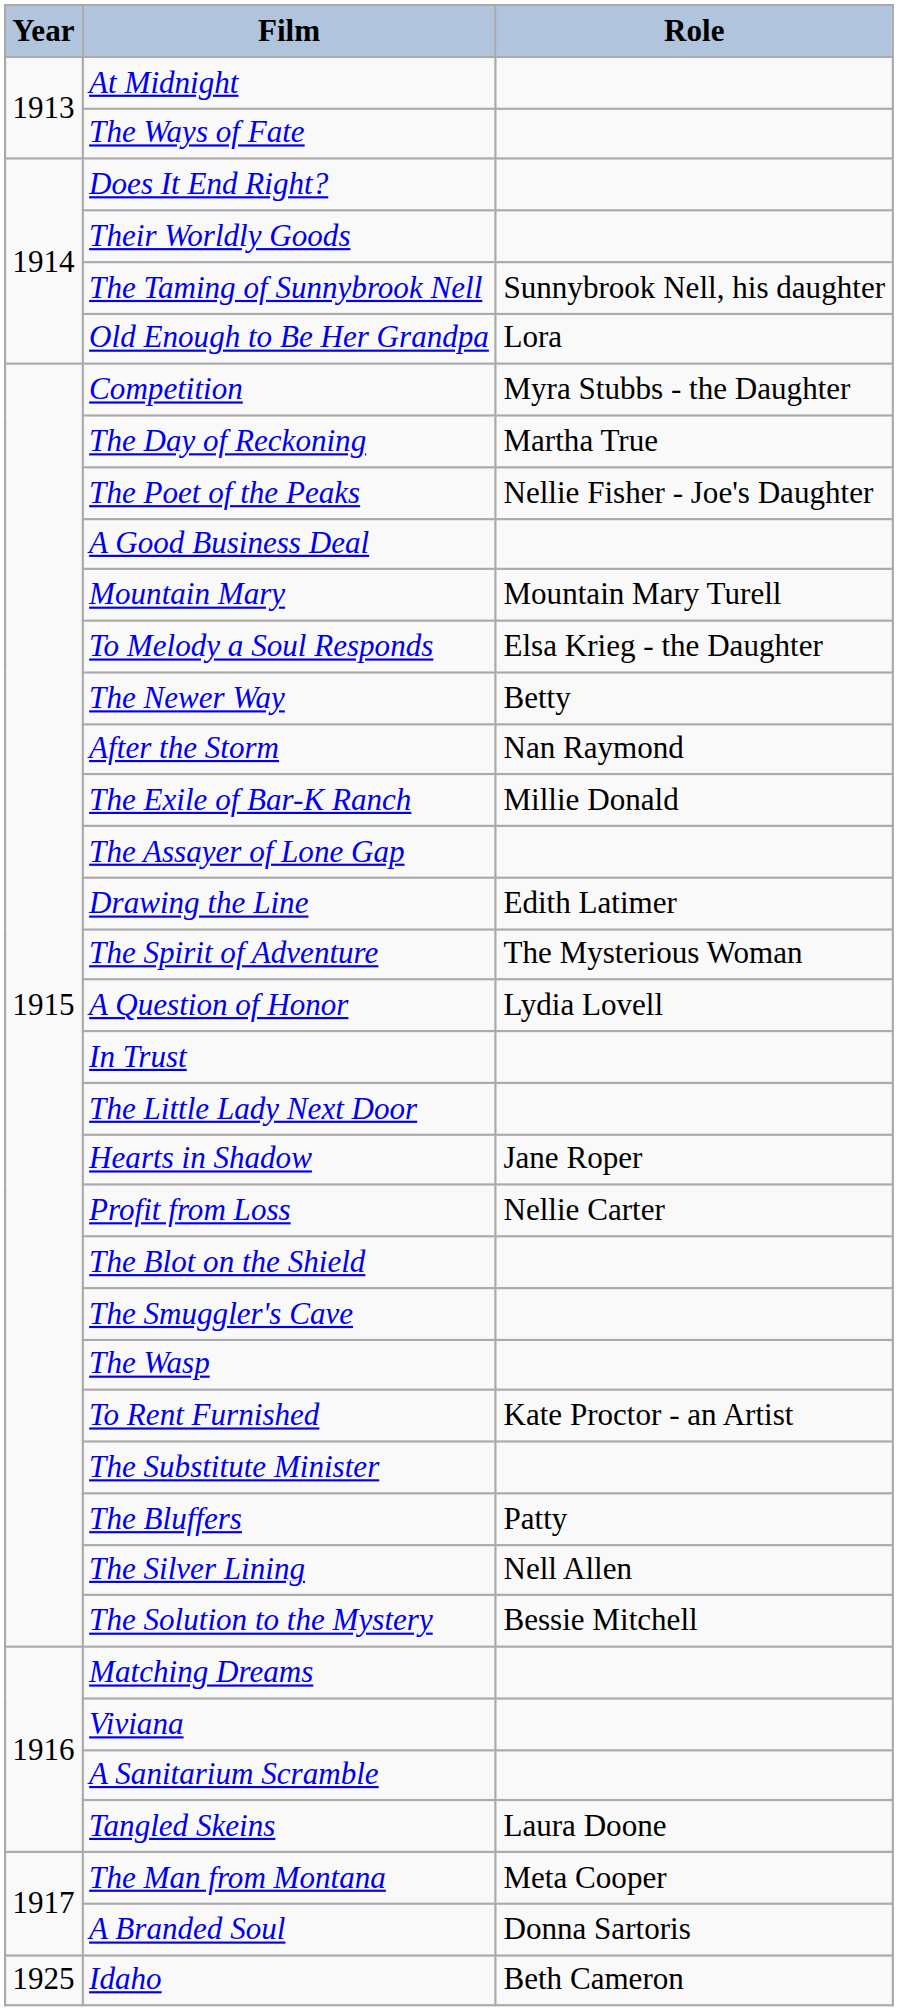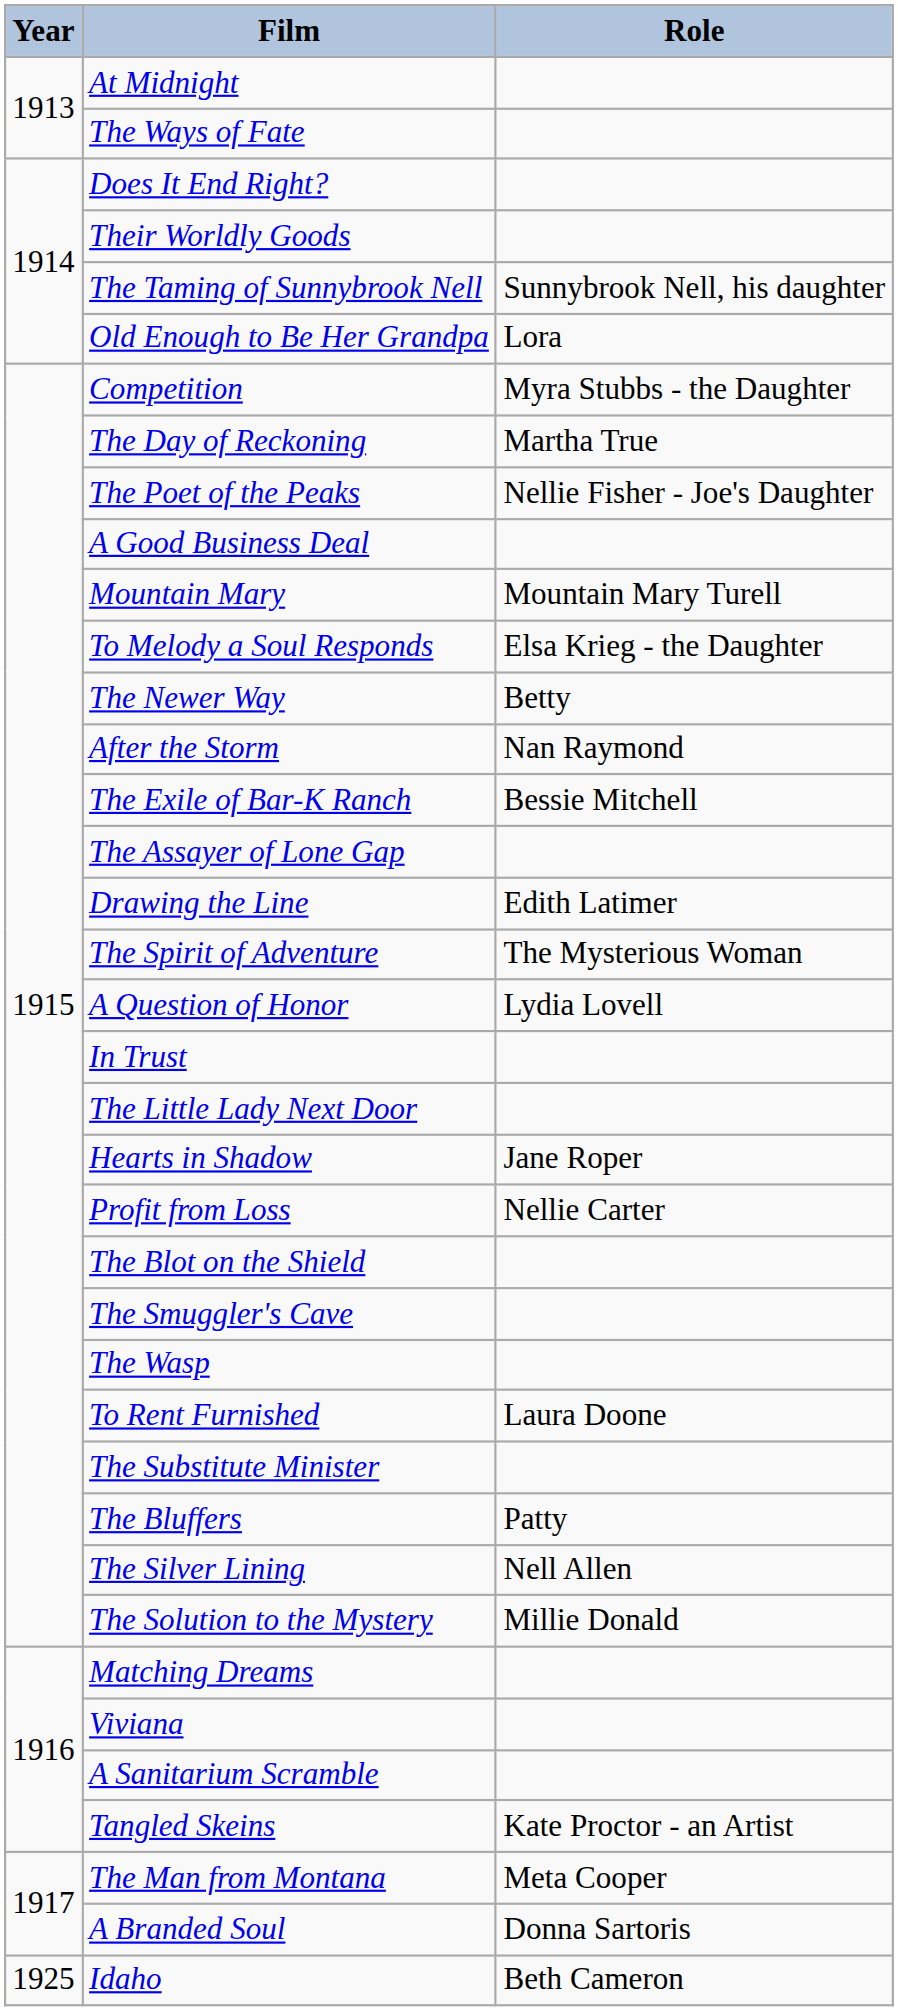(591, 800) Millie Donald -> (601, 800) Bessie Mitchell
(648, 1415) Kate Proctor - an Artist -> (585, 1415) Laura Doone
(601, 1620) Bessie Mitchell -> (591, 1620) Millie Donald
(585, 1826) Laura Doone -> (648, 1826) Kate Proctor - an Artist
